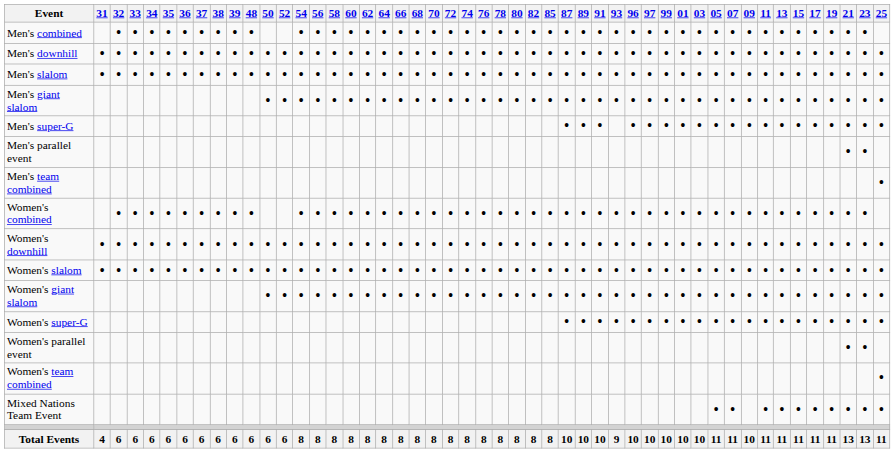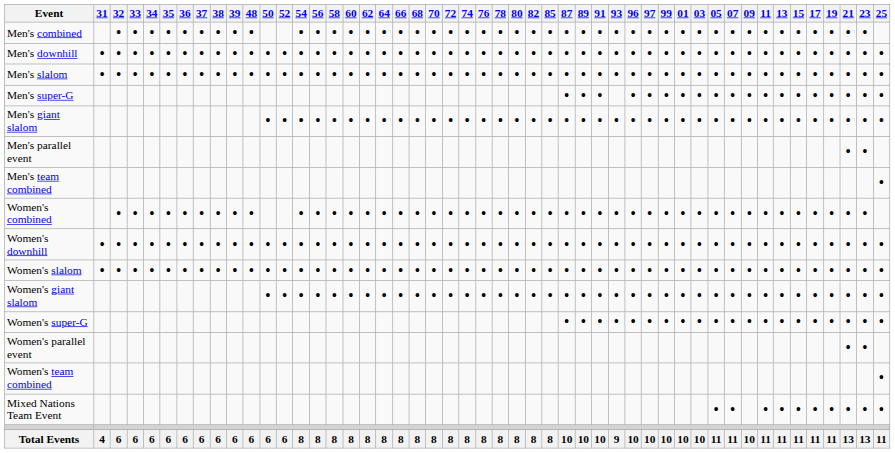rows swapped: (33, 100) <-> (40, 126)
